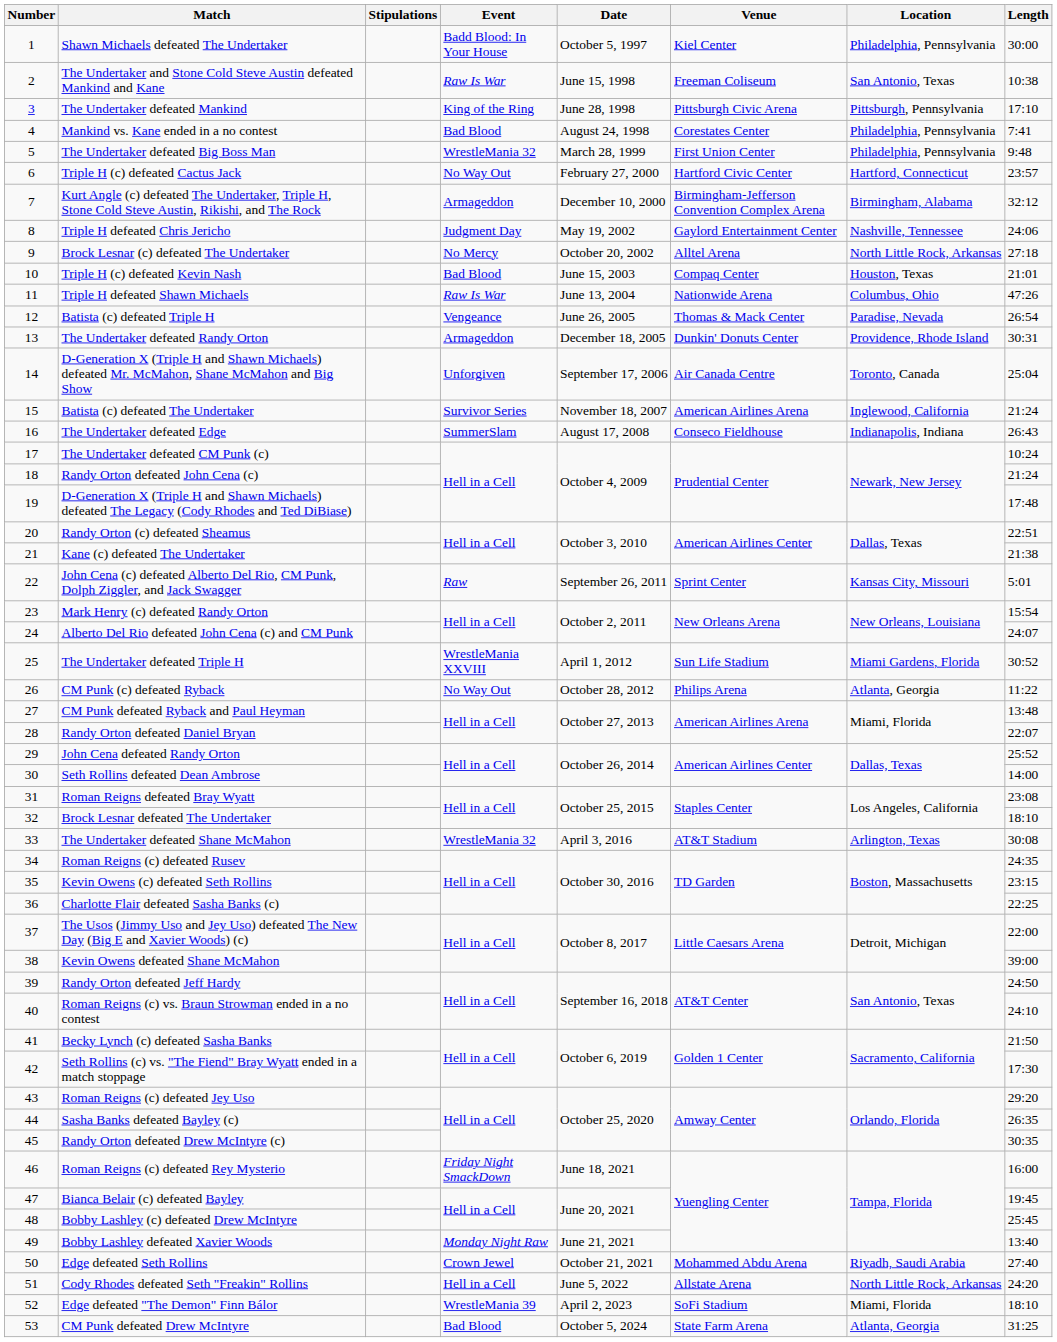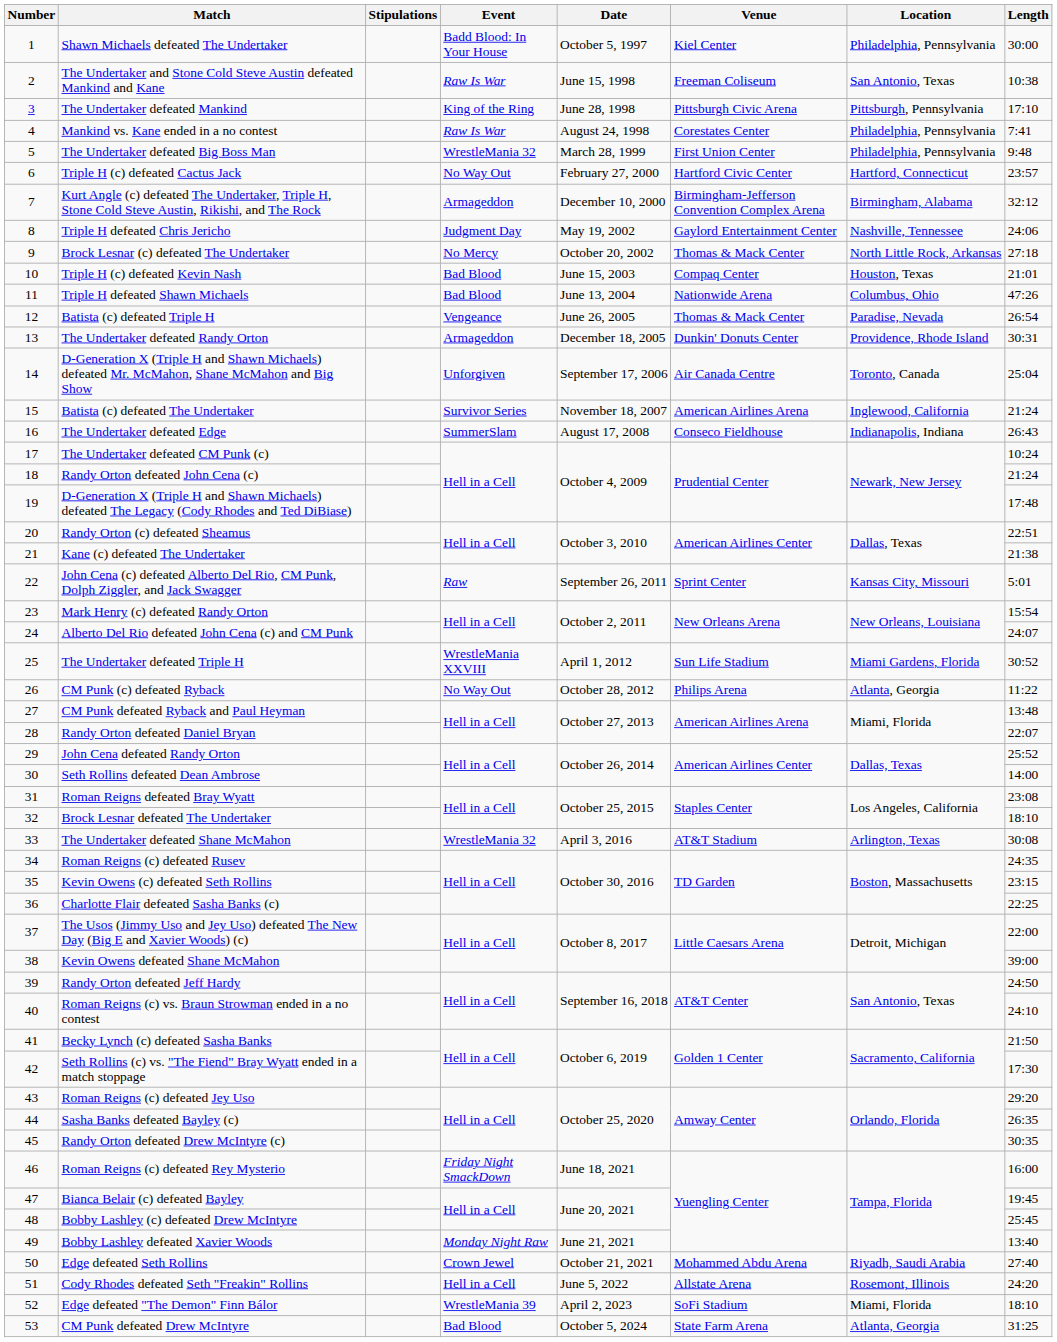(472, 130) Bad Blood -> (474, 130) Raw Is War
(707, 252) Alltel Arena -> (739, 252) Thomas & Mack Center
(474, 294) Raw Is War -> (472, 294) Bad Blood
(926, 1283) North Little Rock, Arkansas -> (900, 1283) Rosemont, Illinois
